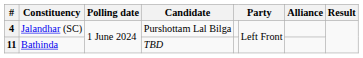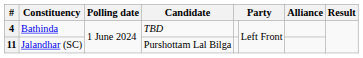(52, 28) Jalandhar (SC) -> (40, 28) Bathinda
(188, 28) Purshottam Lal Bilga -> (153, 28) TBD
(40, 45) Bathinda -> (52, 45) Jalandhar (SC)
(153, 45) TBD -> (188, 45) Purshottam Lal Bilga
